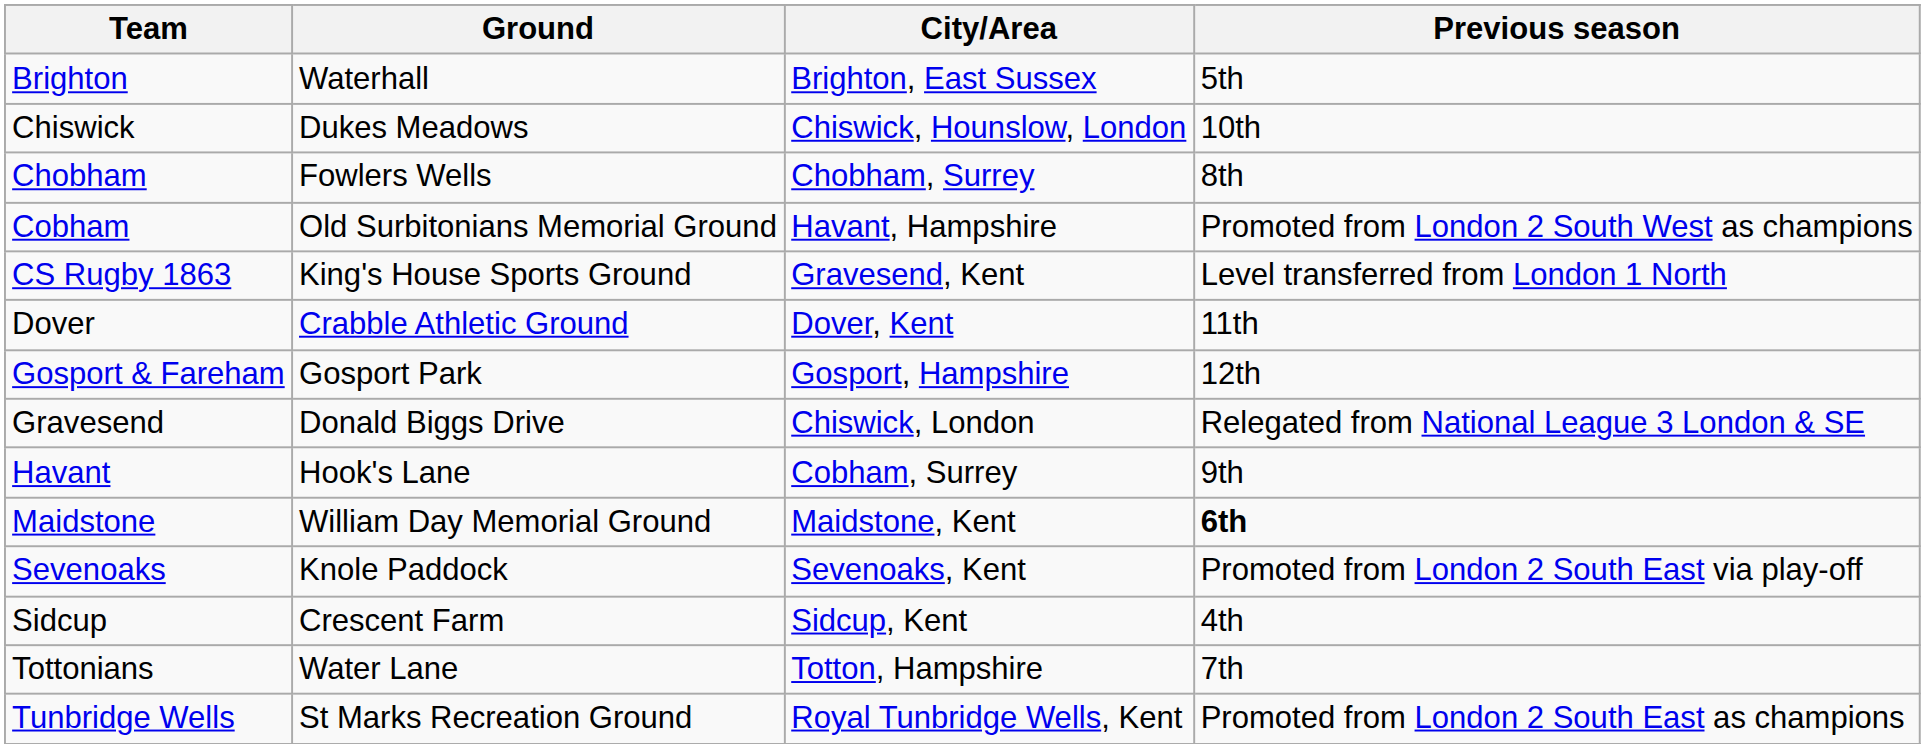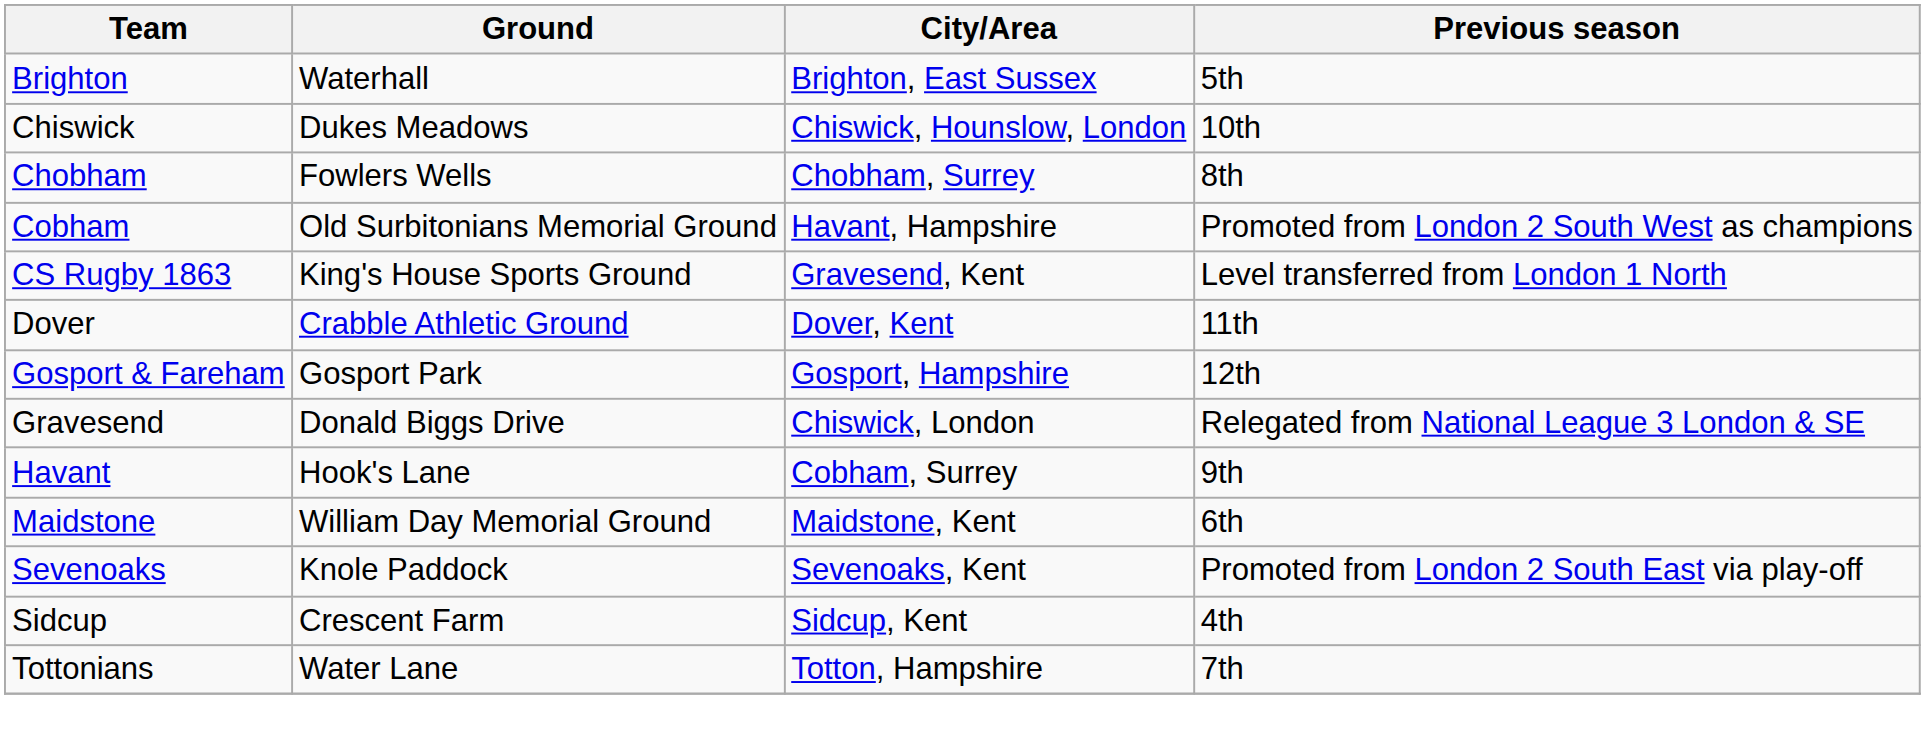(1224, 521) bold -> (1222, 521) normal
- row: (123, 718)
